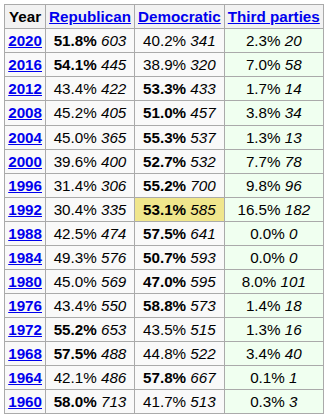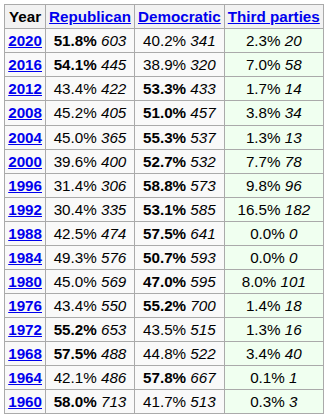(179, 185) 55.2% 700 -> (179, 185) 58.8% 573
(179, 209) khaki background -> (179, 209) no background
(179, 305) 58.8% 573 -> (179, 305) 55.2% 700
